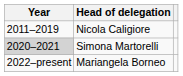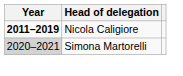(33, 29) normal -> (33, 29) bold
- row: (121, 63)
